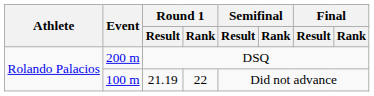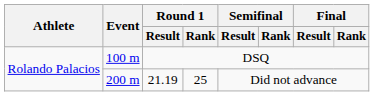(123, 58) 200 m -> (123, 58) 100 m
(123, 80) 100 m -> (123, 80) 200 m
(200, 80) 22 -> (200, 80) 25
